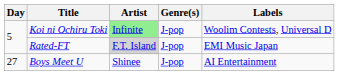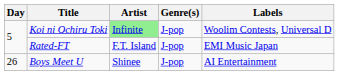(134, 45) lightgrey background -> (134, 45) no background
(12, 62) 27 -> (12, 62) 26
